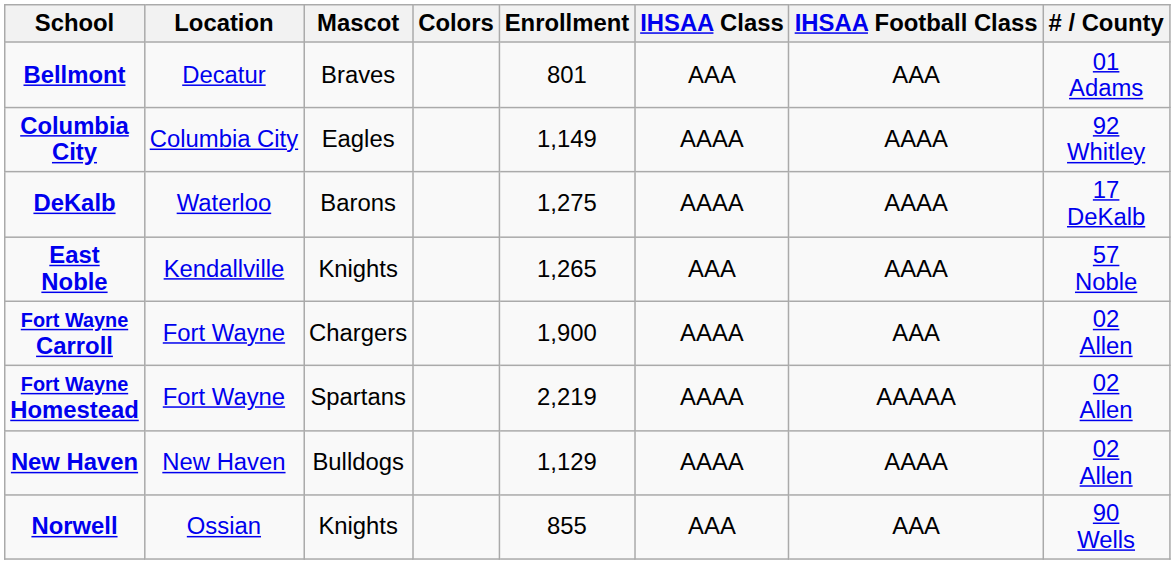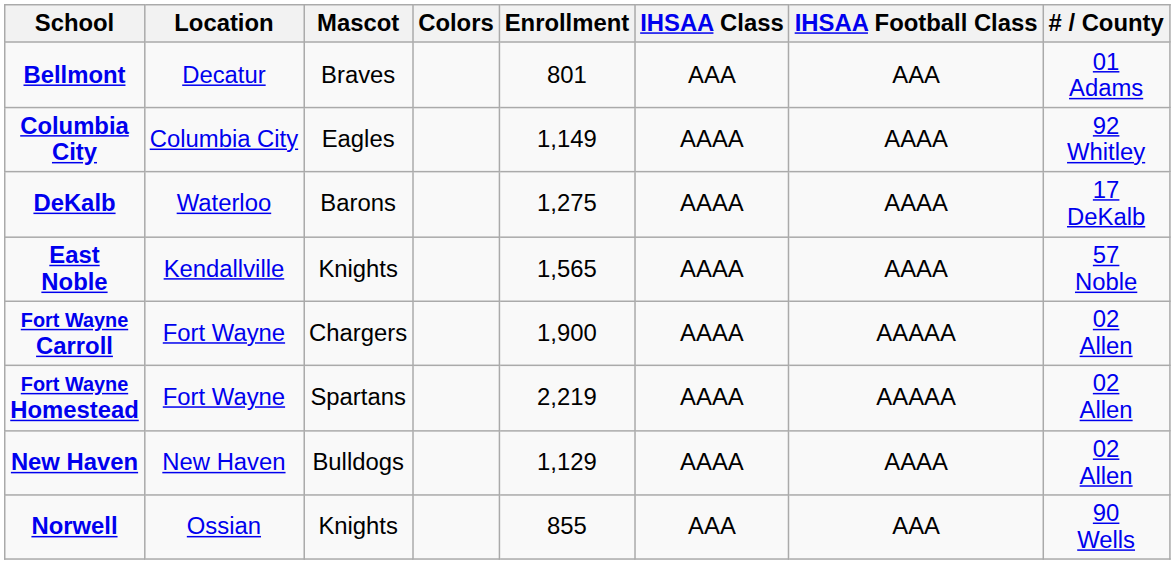(567, 268) 1,265 -> (567, 268) 1,565
(712, 268) AAA -> (712, 268) AAAA
(916, 333) AAA -> (916, 333) AAAAA
